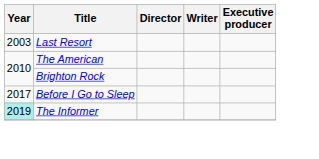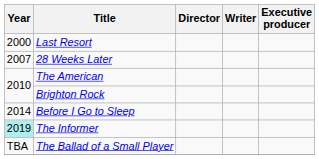(19, 42) 2003 -> (19, 42) 2000
+ row: (74, 59)
(19, 94) 2017 -> (19, 111) 2014
+ row: (105, 146)
